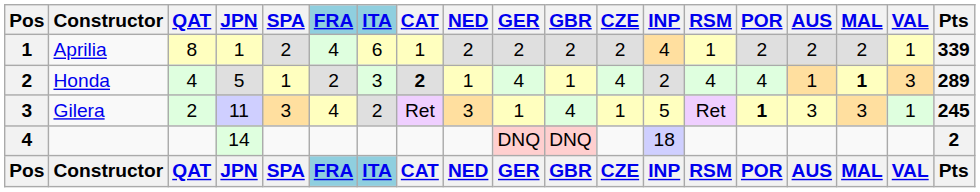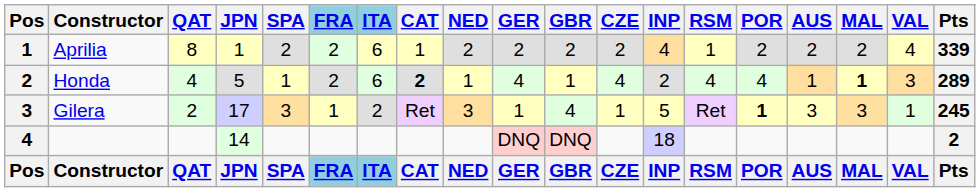(334, 50) 4 -> (334, 50) 2
(910, 50) 1 -> (910, 50) 4
(377, 80) 3 -> (377, 80) 6
(239, 110) 11 -> (239, 110) 17
(334, 110) 4 -> (334, 110) 1
